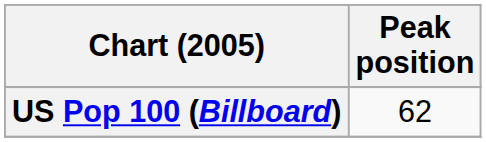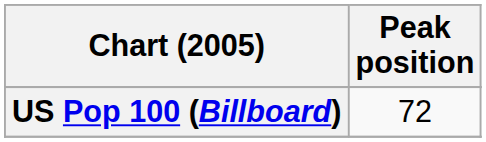(415, 111) 62 -> (415, 111) 72
